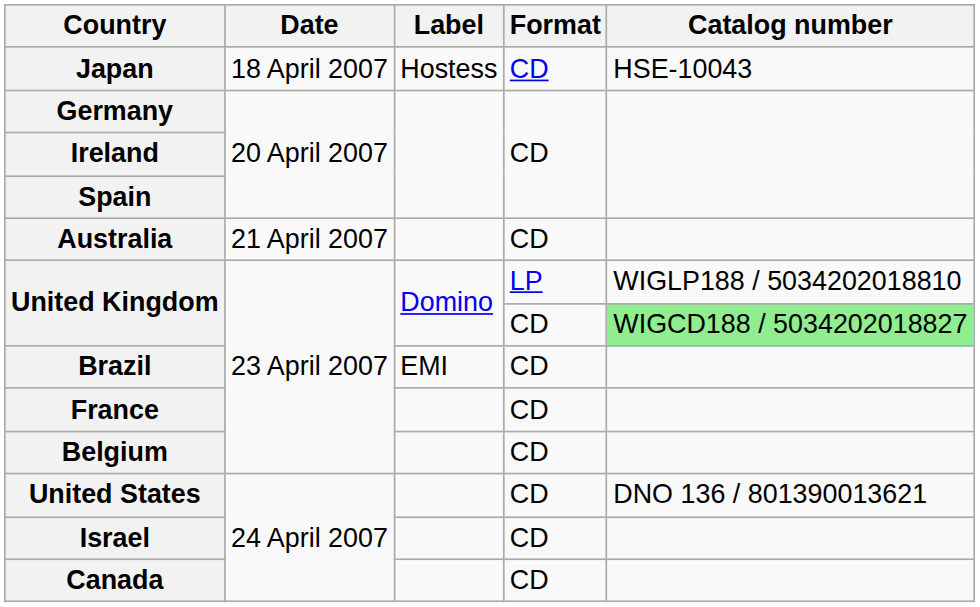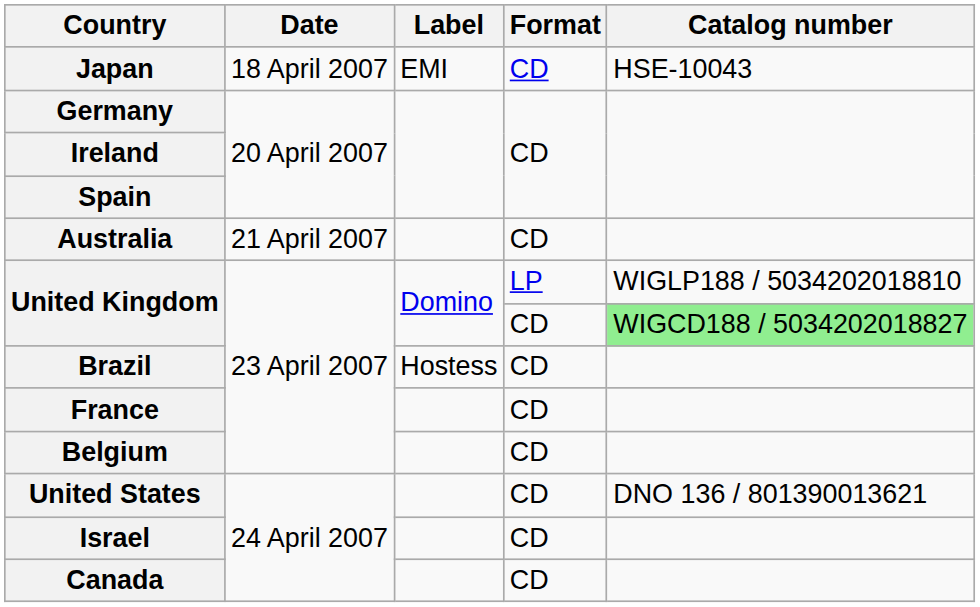(449, 68) Hostess -> (424, 68) EMI
(424, 366) EMI -> (449, 366) Hostess
